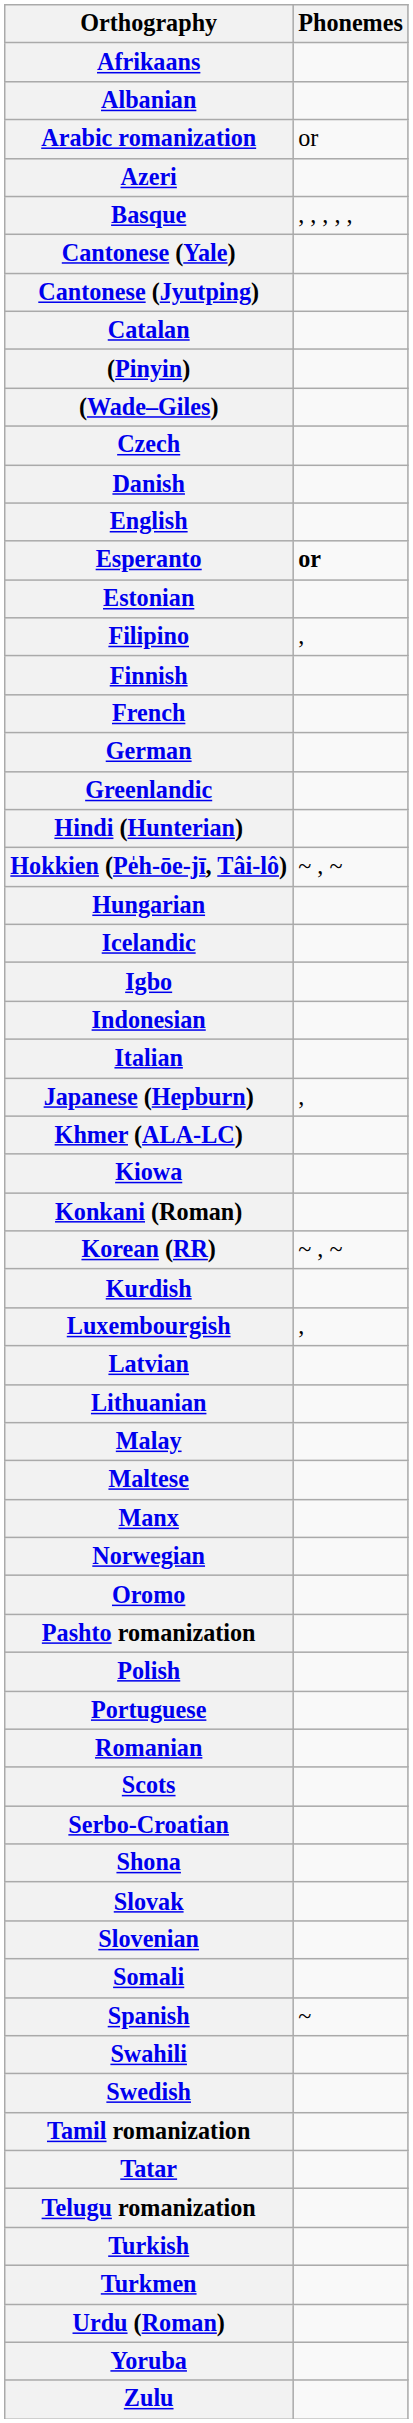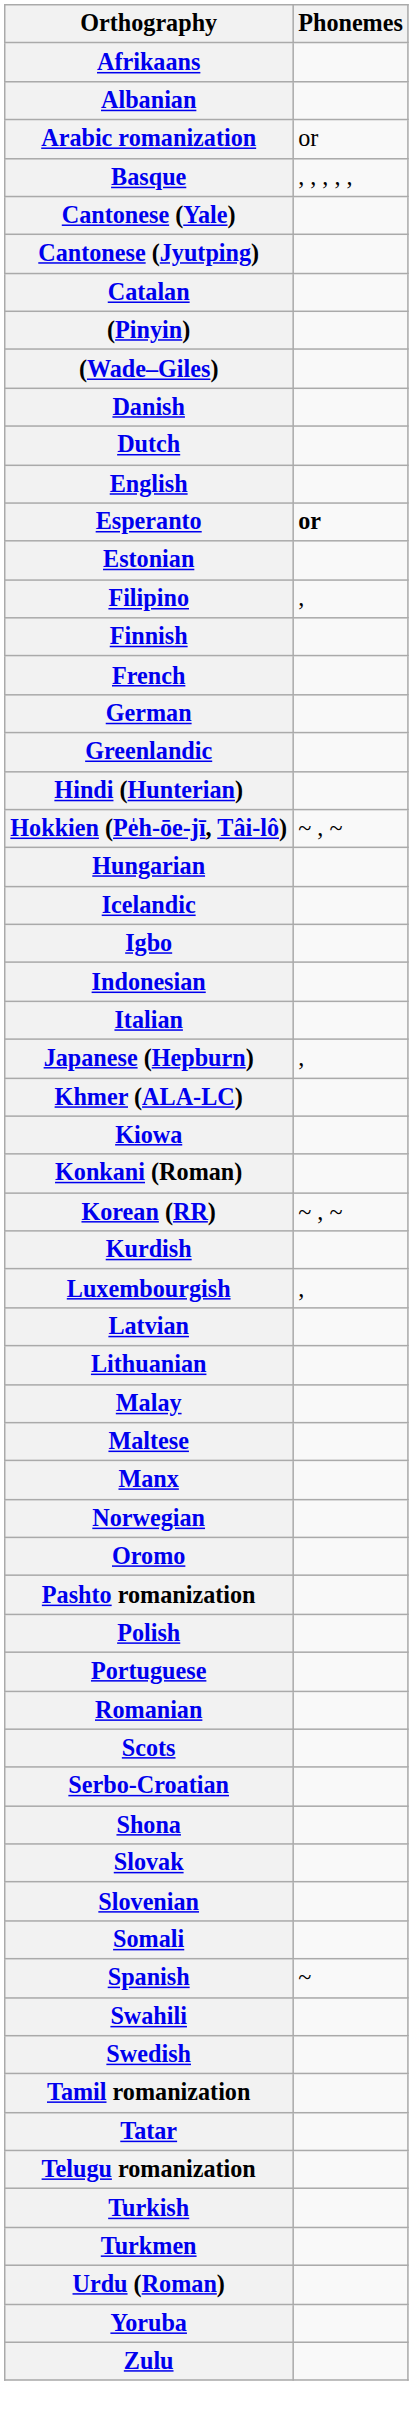- row: (149, 176)
- row: (149, 445)
+ row: (149, 445)
